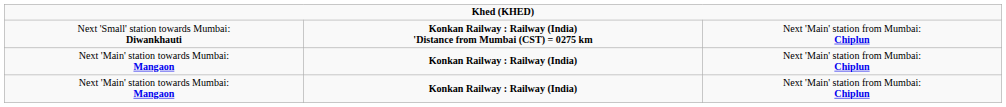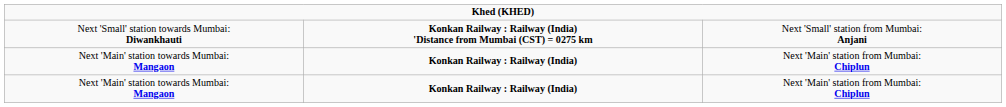(852, 34) Next 'Main' station from Mumbai: Chiplun -> (852, 34) Next 'Small' station from Mumbai: Anjani
